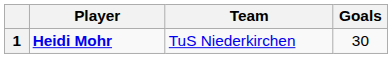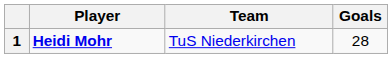(360, 41) 30 -> (360, 41) 28
